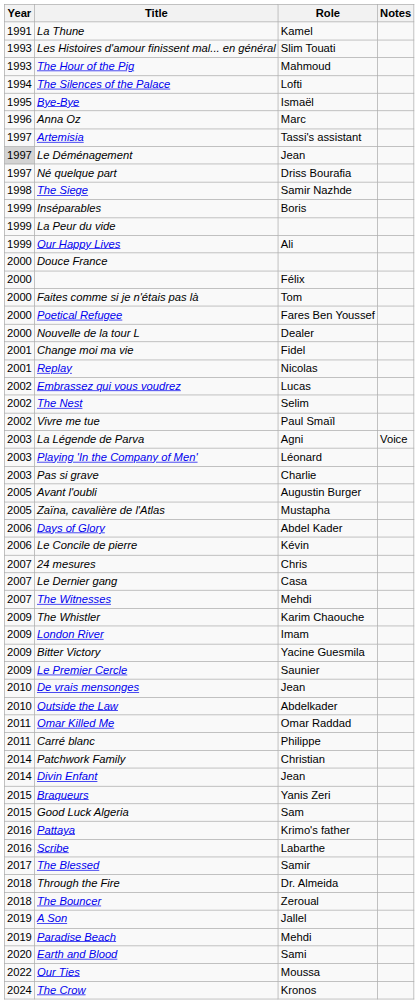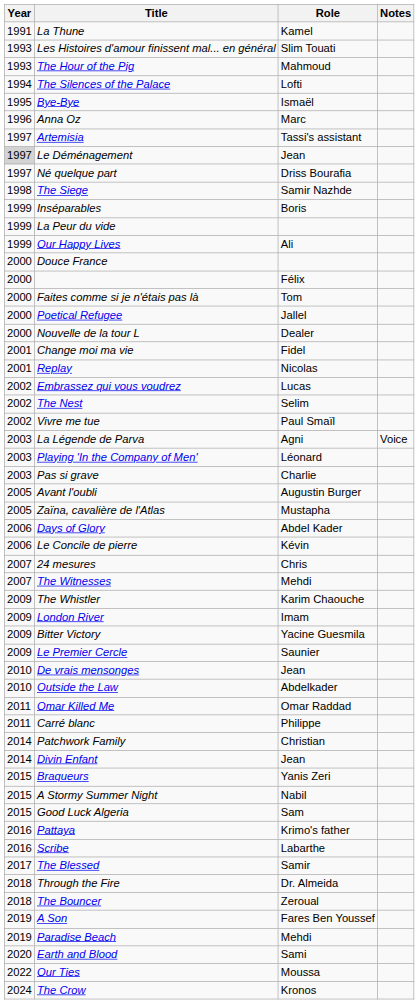(328, 315) Fares Ben Youssef -> (294, 315) Jallel
- row: (77, 581)
+ row: (97, 794)
(294, 919) Jallel -> (328, 919) Fares Ben Youssef
